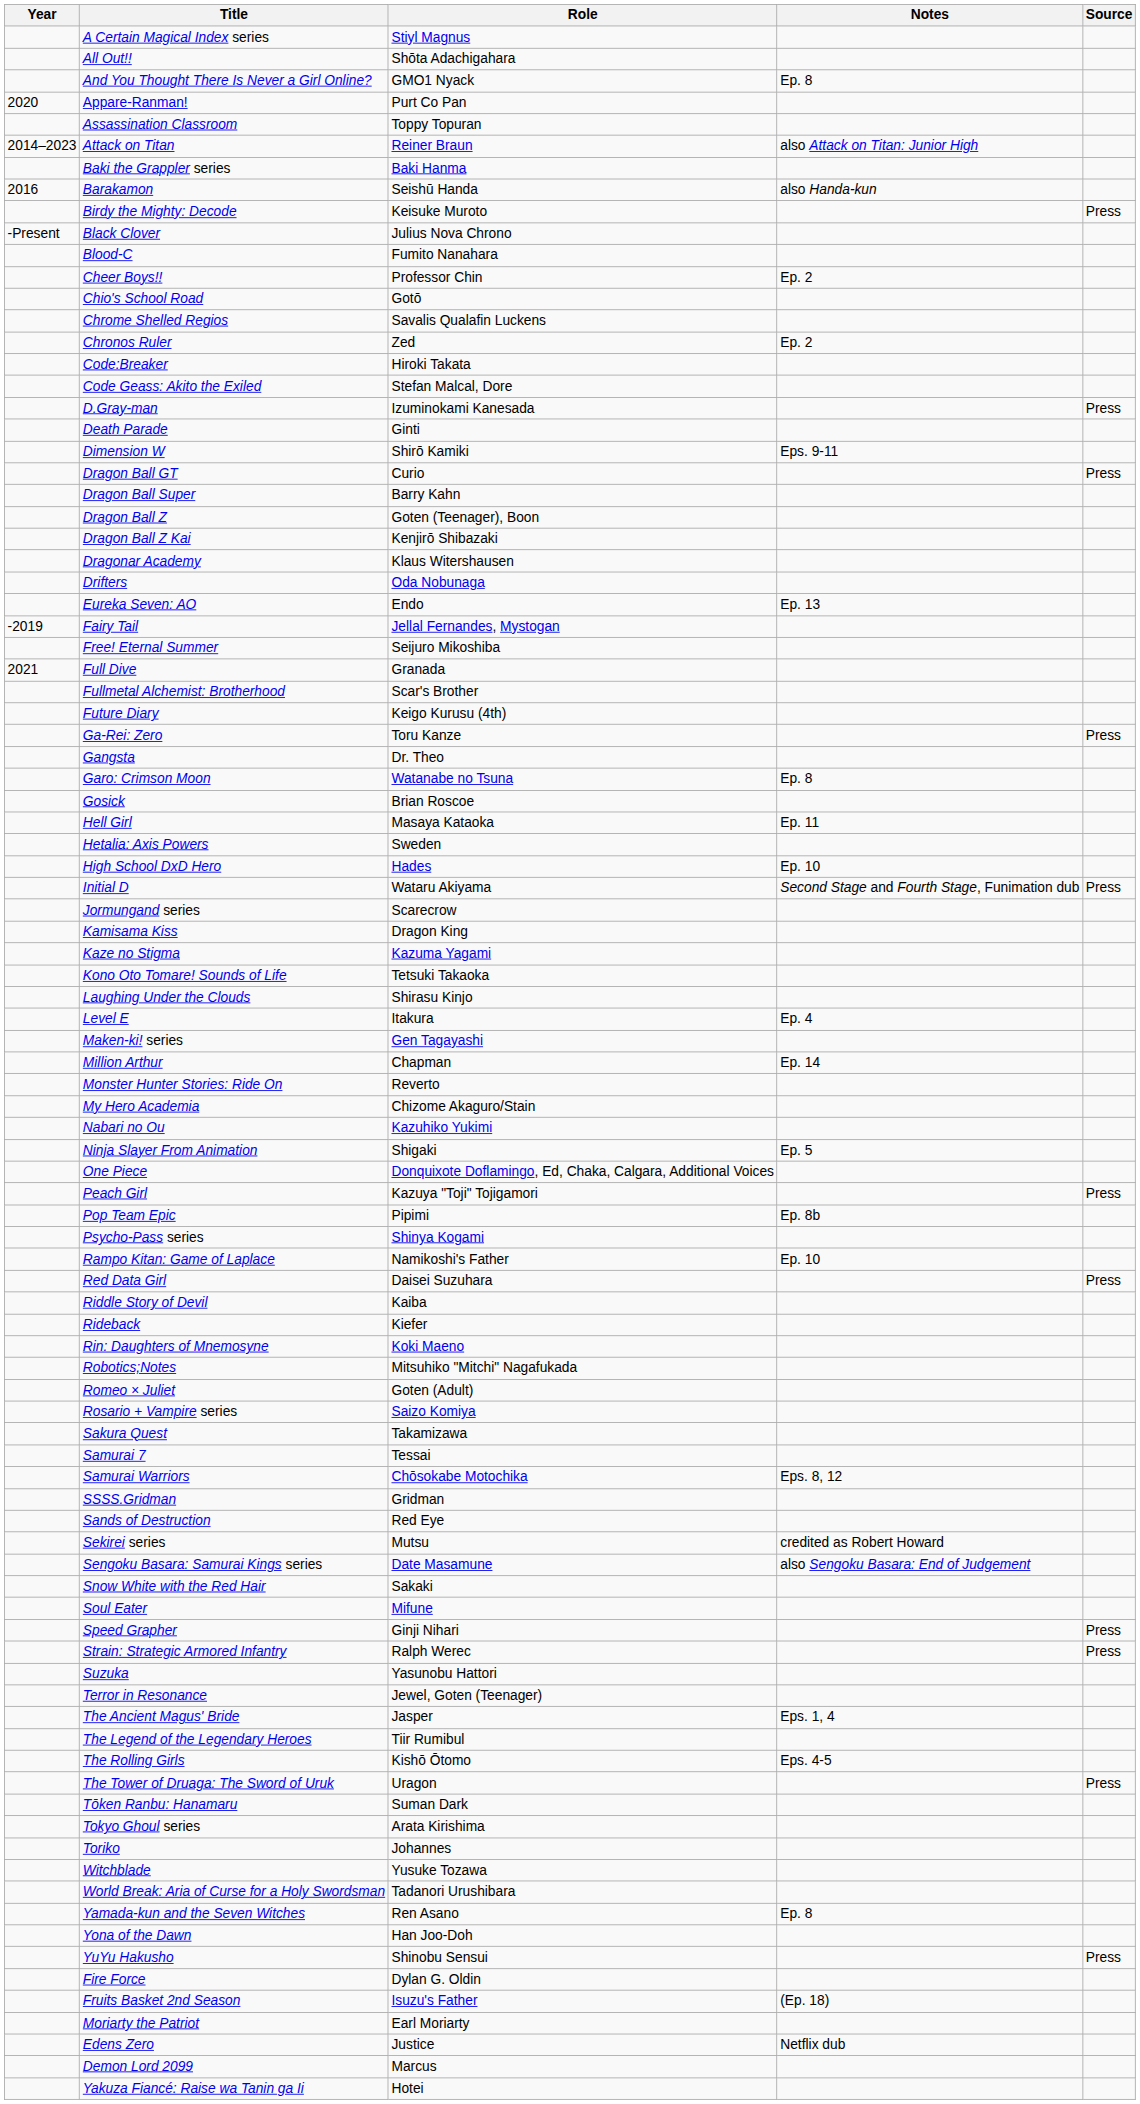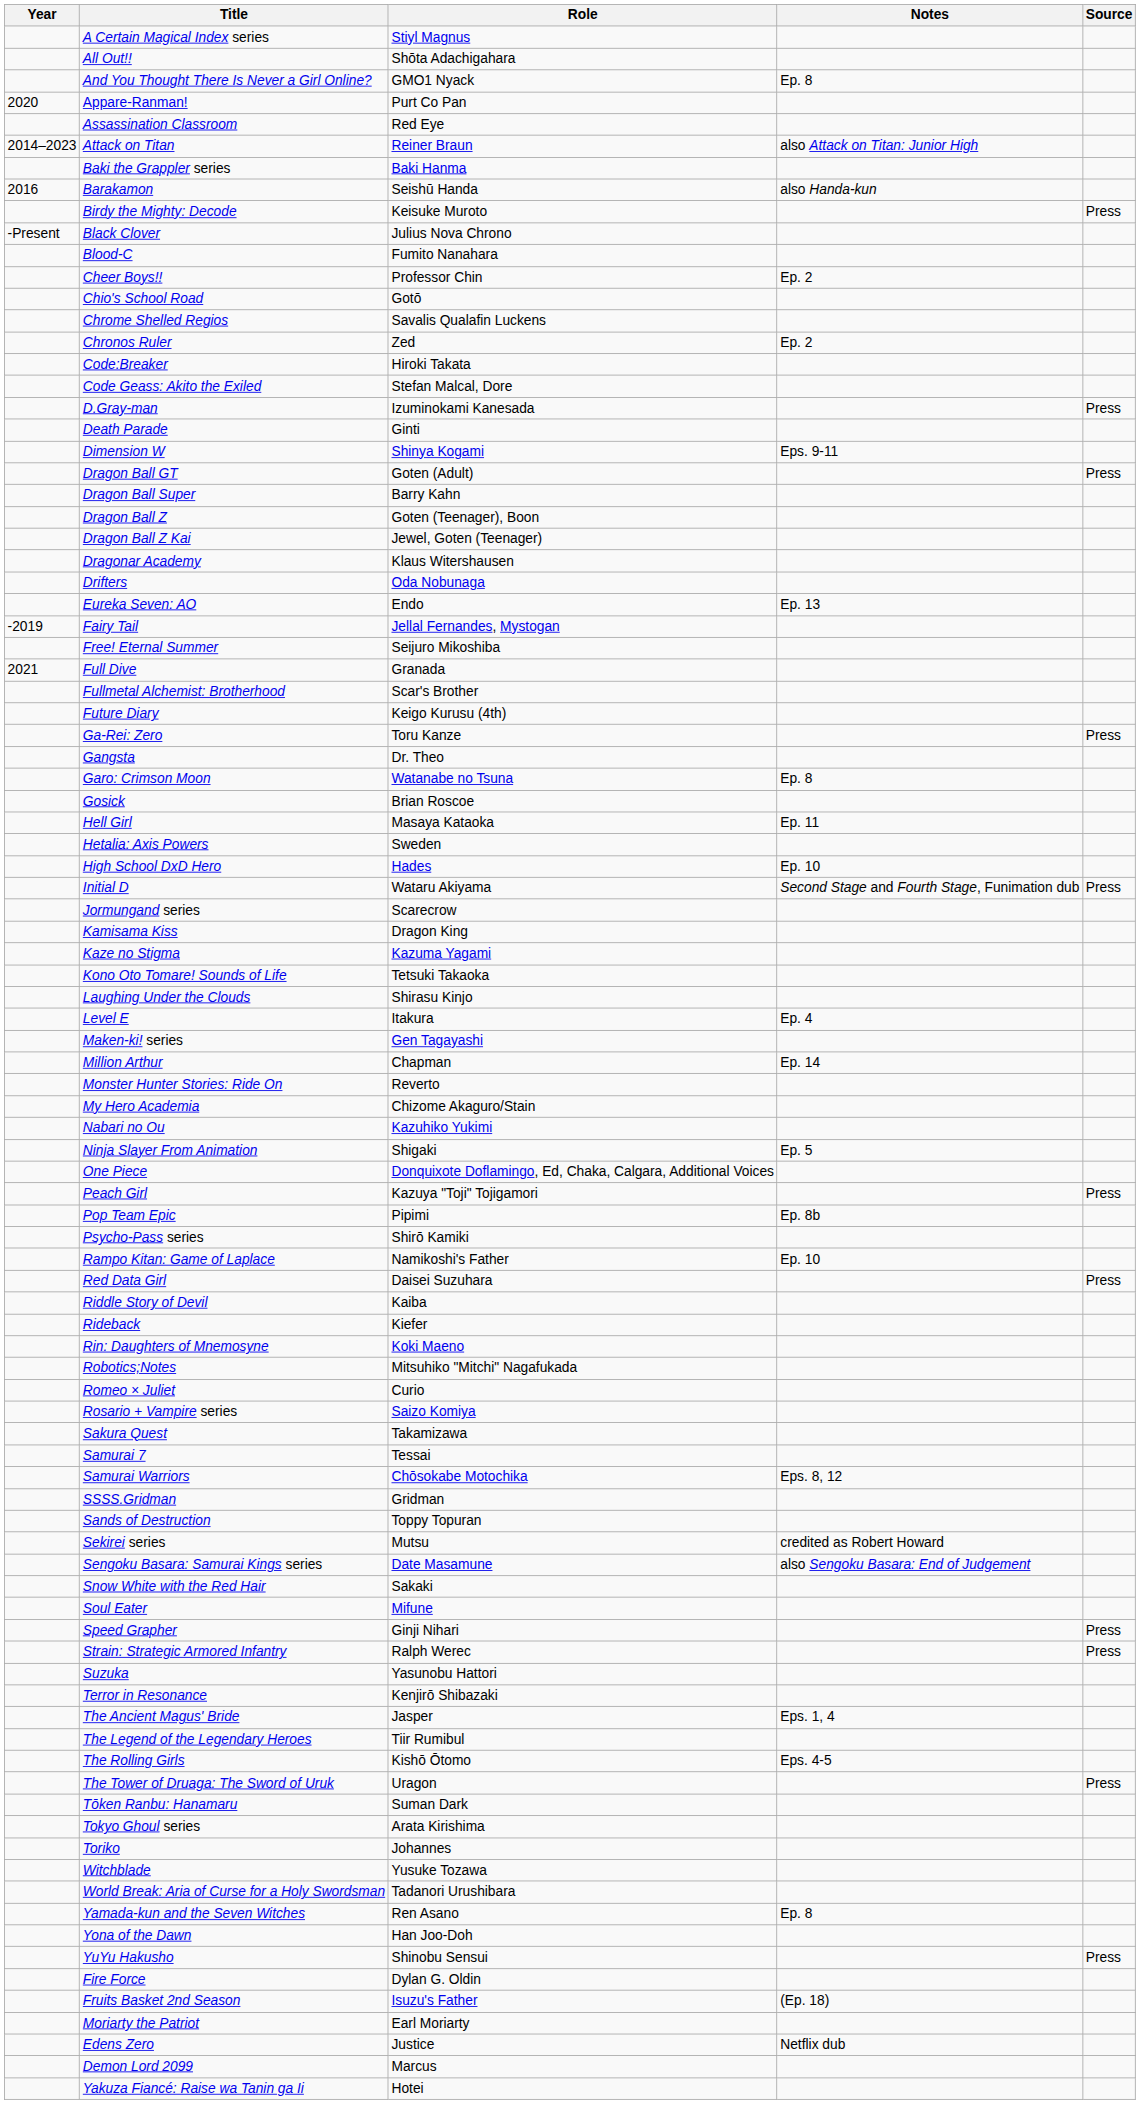(436, 124) Toppy Topuran -> (418, 124) Red Eye
(430, 451) Shirō Kamiki -> (438, 451) Shinya Kogami
(408, 473) Curio -> (432, 473) Goten (Adult)
(445, 539) Kenjirō Shibazaki -> (467, 539) Jewel, Goten (Teenager)
(438, 1237) Shinya Kogami -> (430, 1237) Shirō Kamiki
(432, 1390) Goten (Adult) -> (408, 1390) Curio
(418, 1521) Red Eye -> (436, 1521) Toppy Topuran
(467, 1695) Jewel, Goten (Teenager) -> (445, 1695) Kenjirō Shibazaki
